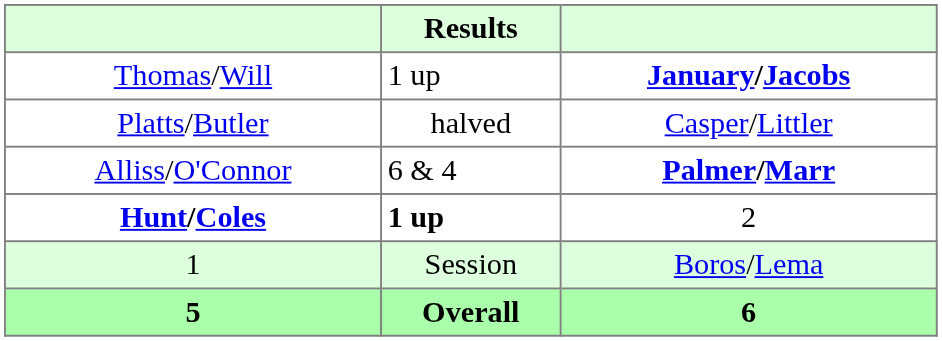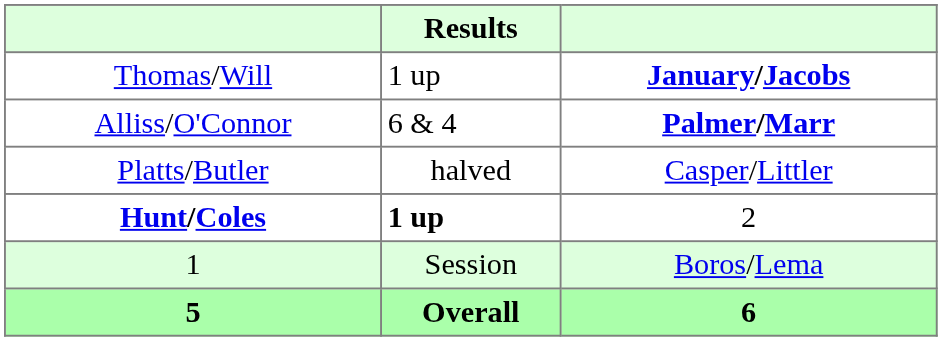rows swapped: (193, 122) <-> (193, 169)
